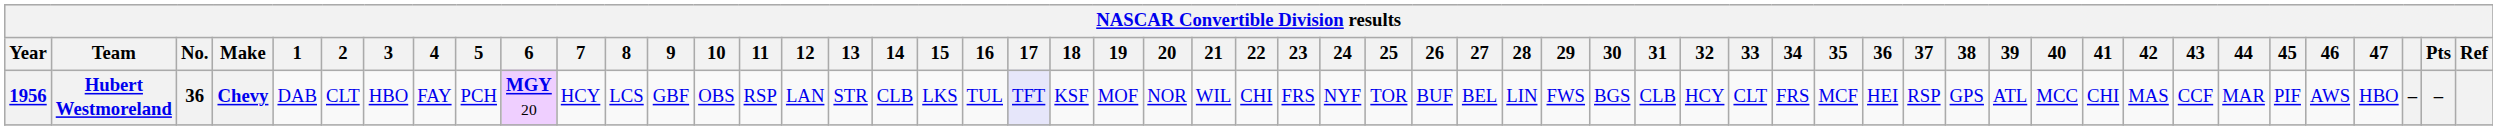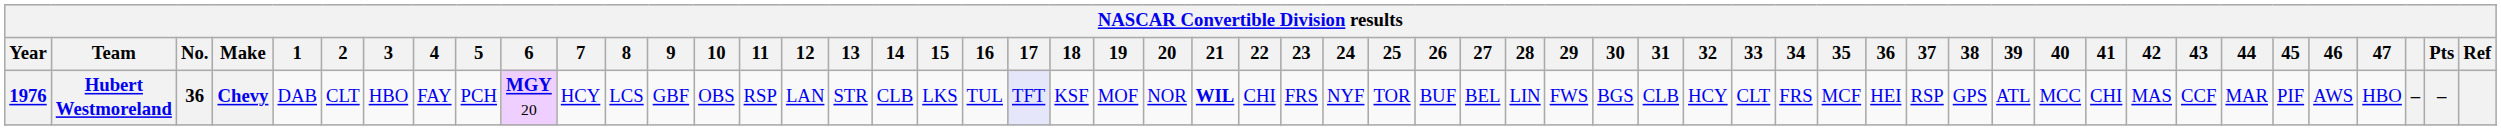(28, 97) 1956 -> (28, 97) 1976
(1214, 97) normal -> (1215, 97) bold
